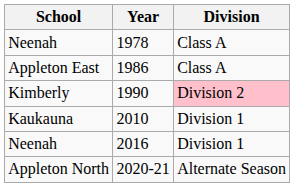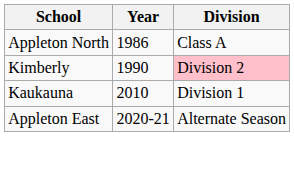- row: (132, 42)
(54, 67) Appleton East -> (59, 42) Appleton North
- row: (132, 144)
(59, 169) Appleton North -> (54, 118) Appleton East
